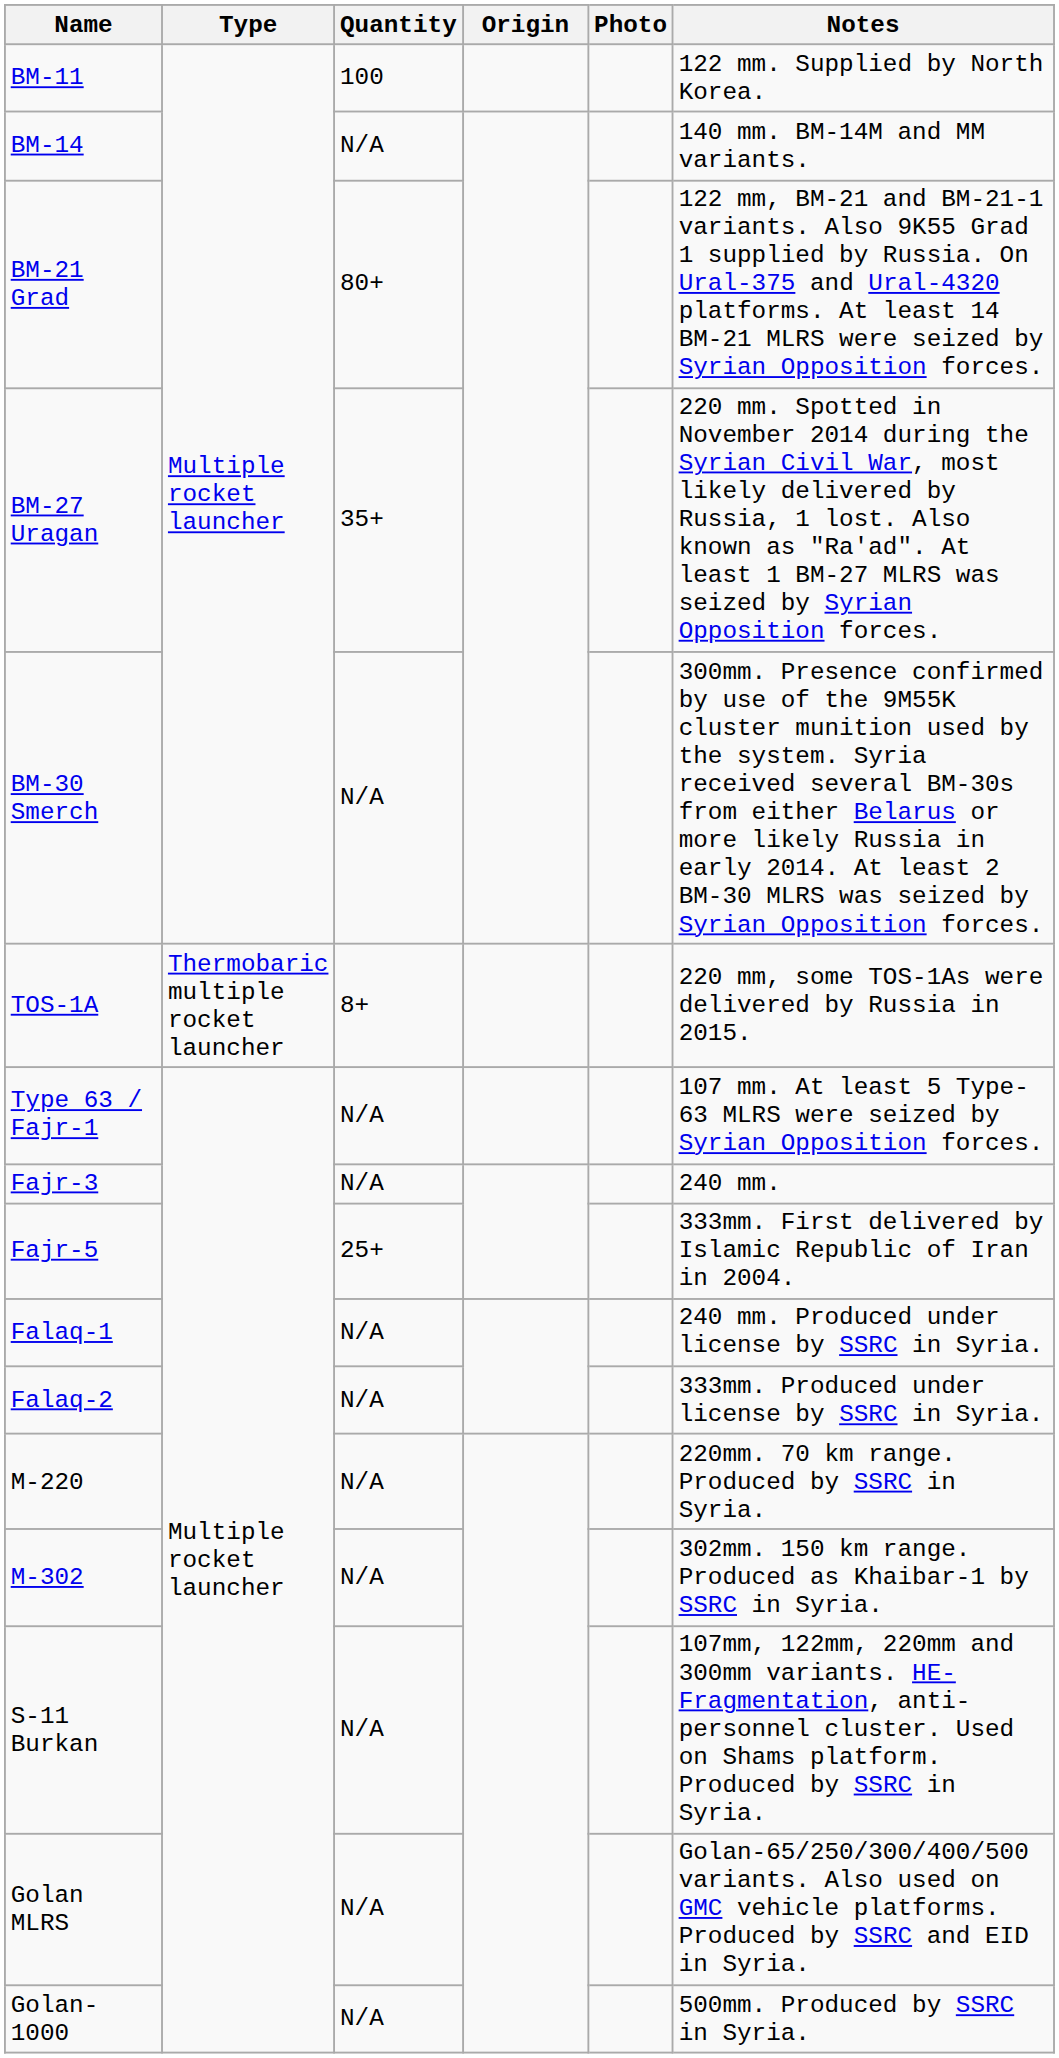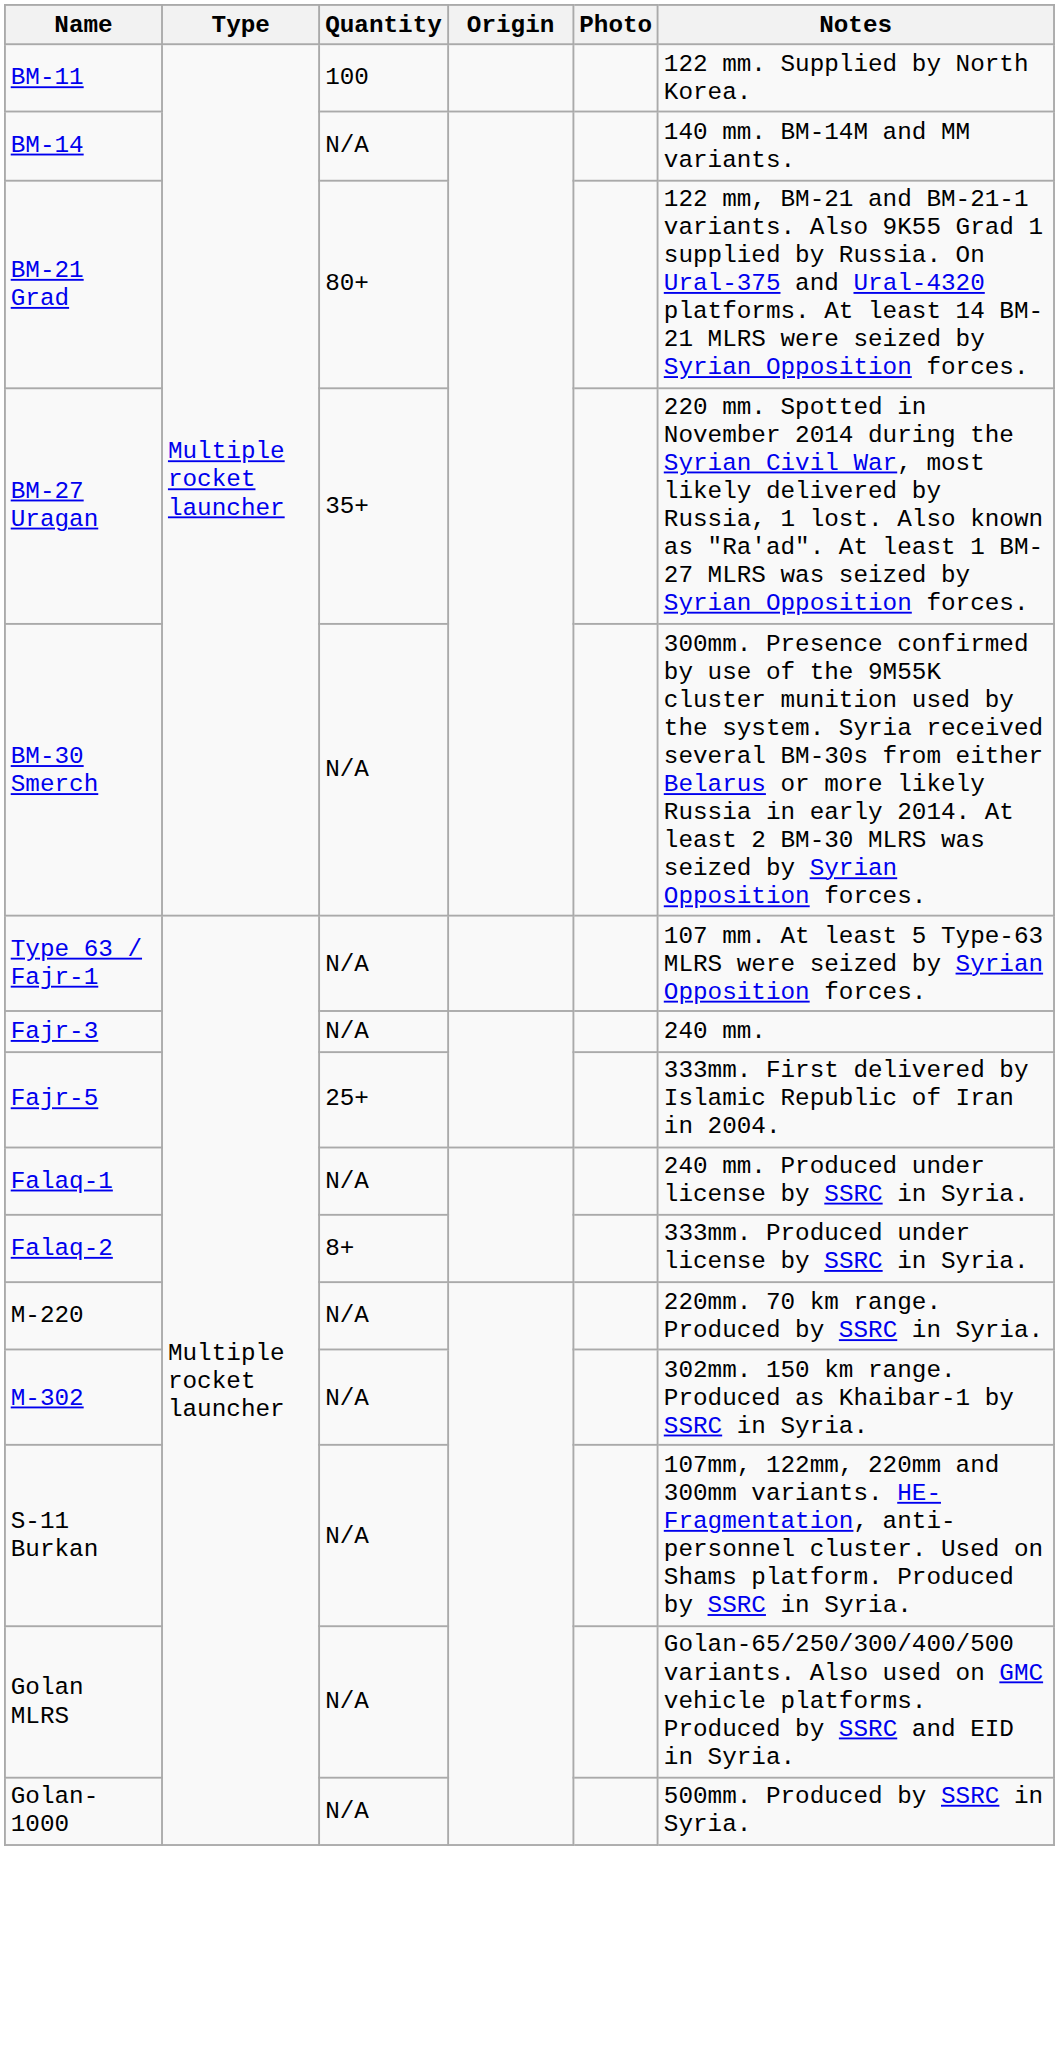- row: (54, 1006)
(362, 1400) N/A -> (340, 1248) 8+
